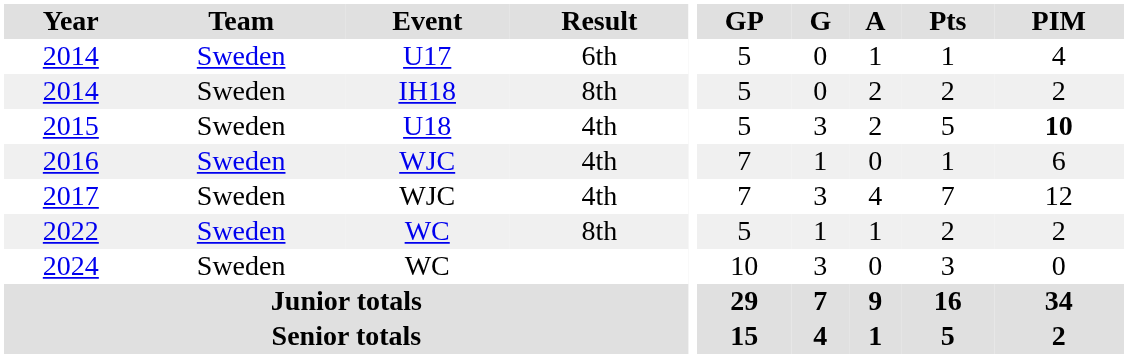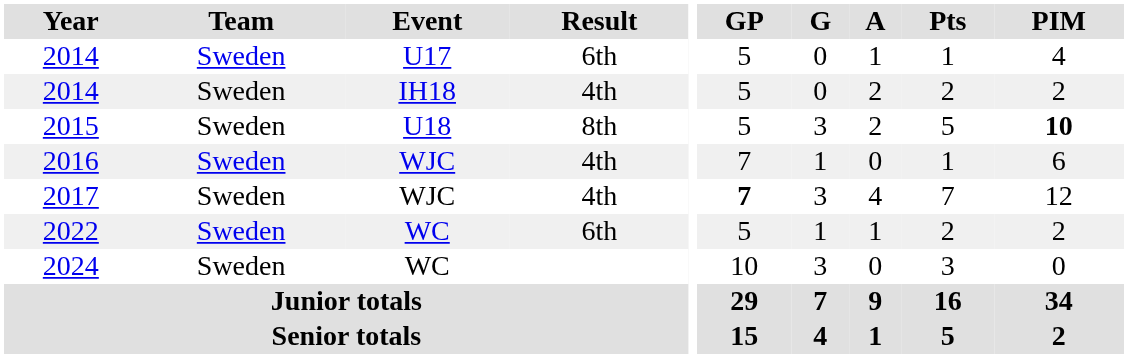(599, 91) 8th -> (599, 91) 4th
(599, 126) 4th -> (599, 126) 8th
(744, 196) normal -> (744, 196) bold
(599, 231) 8th -> (599, 231) 6th
